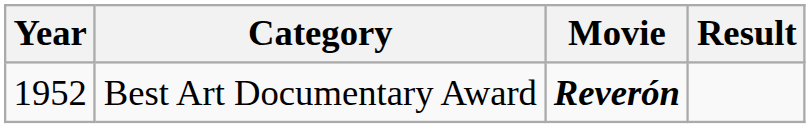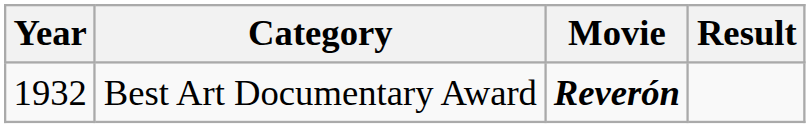(50, 91) 1952 -> (50, 91) 1932
